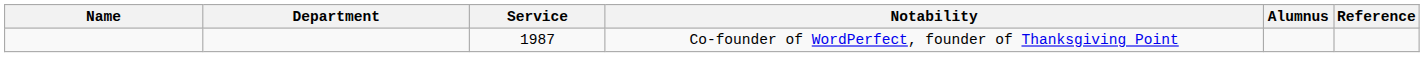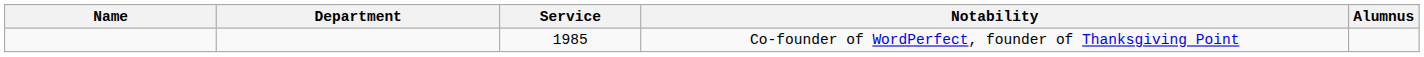- column: (1376, 16)
(538, 40) 1987 -> (570, 40) 1985
